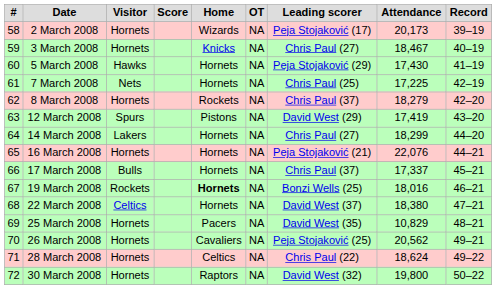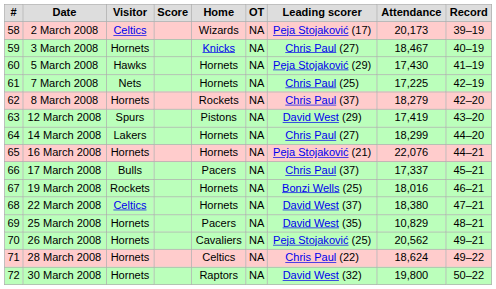(130, 30) Hornets -> (130, 30) Celtics
(219, 170) Hornets -> (219, 170) Pacers
(219, 188) bold -> (219, 188) normal
